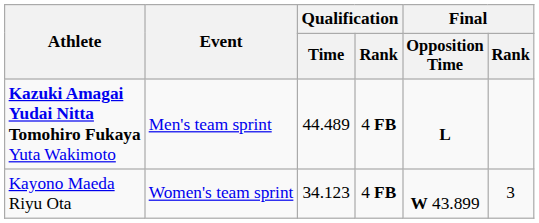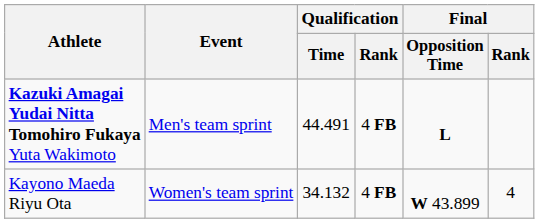(326, 124) 44.489 -> (326, 124) 44.491
(326, 193) 34.123 -> (326, 193) 34.132
(511, 193) 3 -> (511, 193) 4
